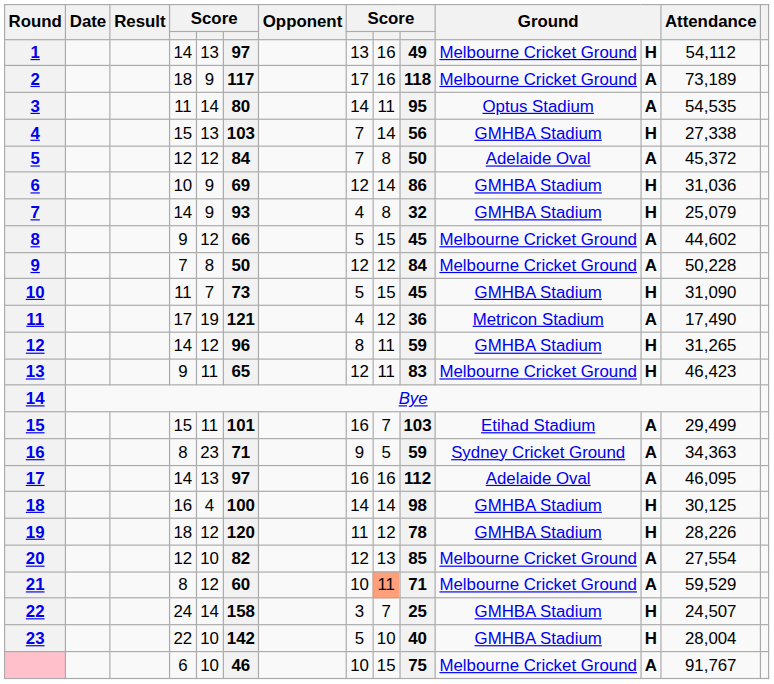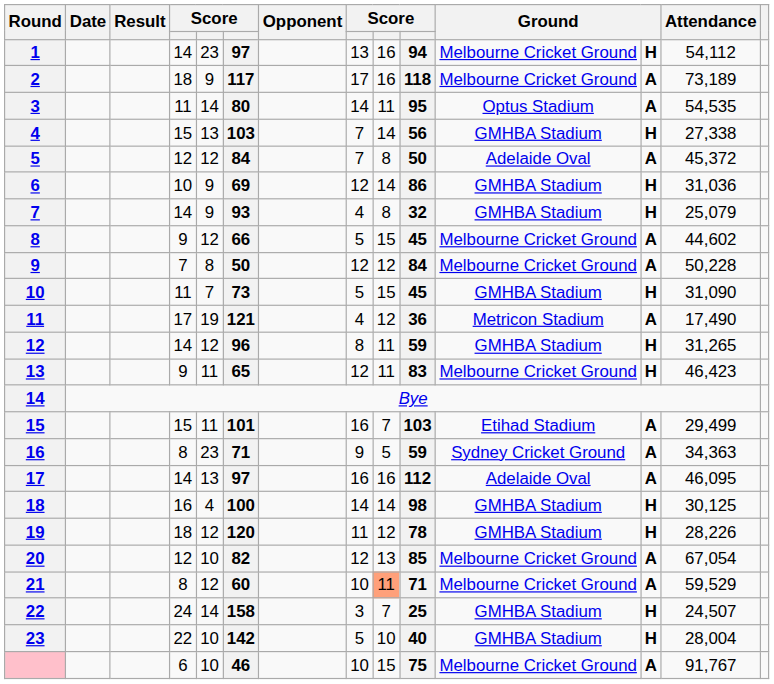(210, 53) 13 -> (210, 53) 23
(417, 53) 49 -> (417, 53) 94
(711, 559) 27,554 -> (711, 559) 67,054
